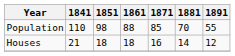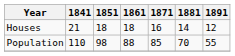rows swapped: (35, 28) <-> (24, 43)
